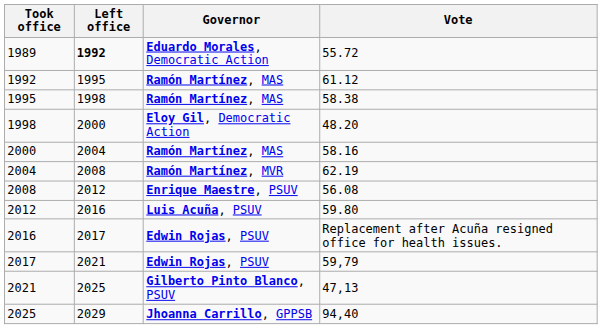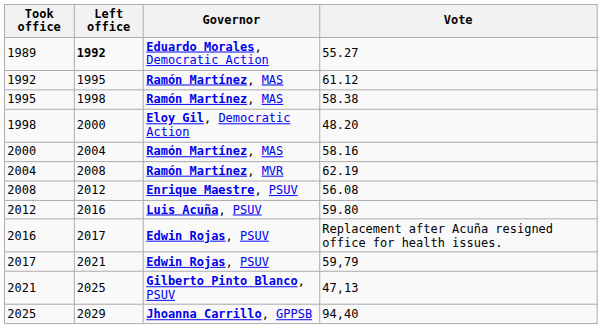(340, 54) 55.72 -> (340, 54) 55.27
